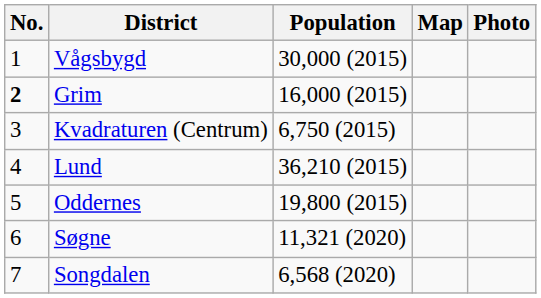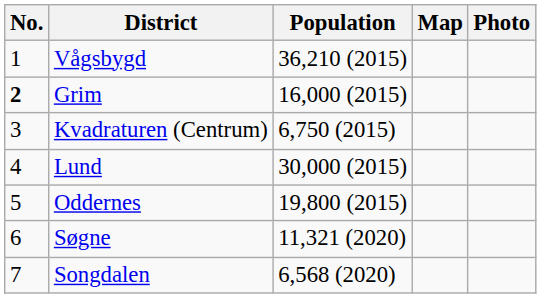(343, 58) 30,000 (2015) -> (343, 58) 36,210 (2015)
(343, 166) 36,210 (2015) -> (343, 166) 30,000 (2015)
